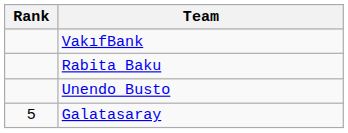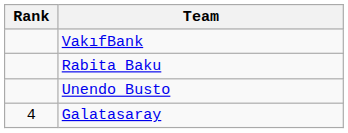(31, 115) 5 -> (31, 115) 4
